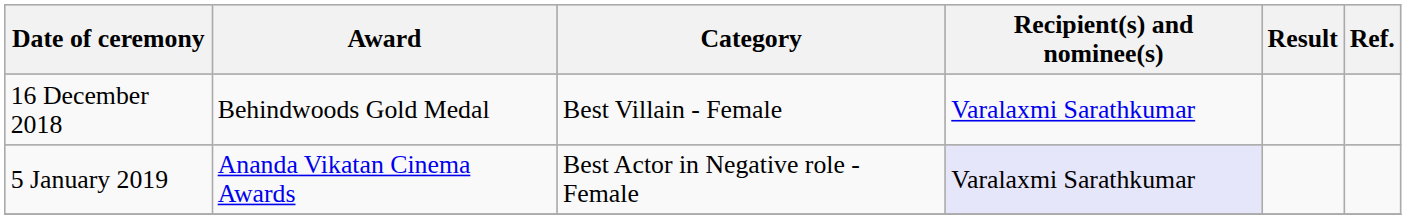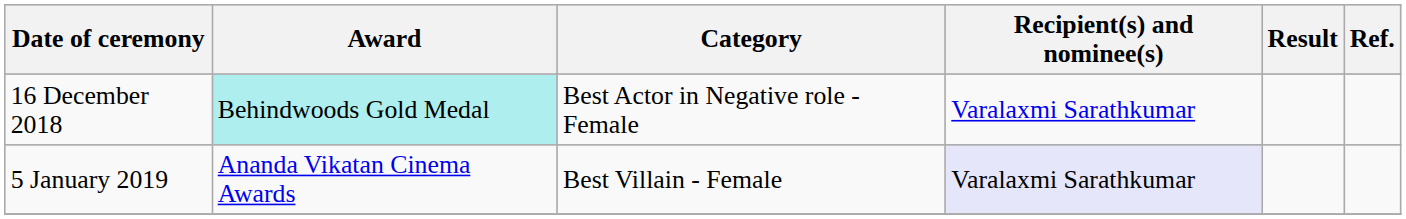(354, 109) no background -> (354, 109) paleturquoise background
(673, 109) Best Villain - Female -> (711, 109) Best Actor in Negative role - Female
(711, 179) Best Actor in Negative role - Female -> (673, 179) Best Villain - Female
